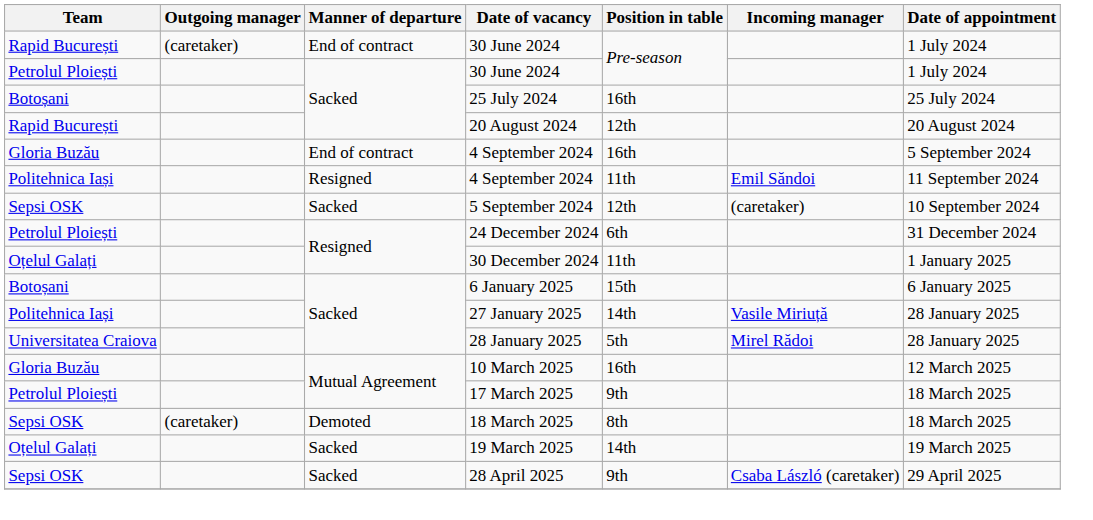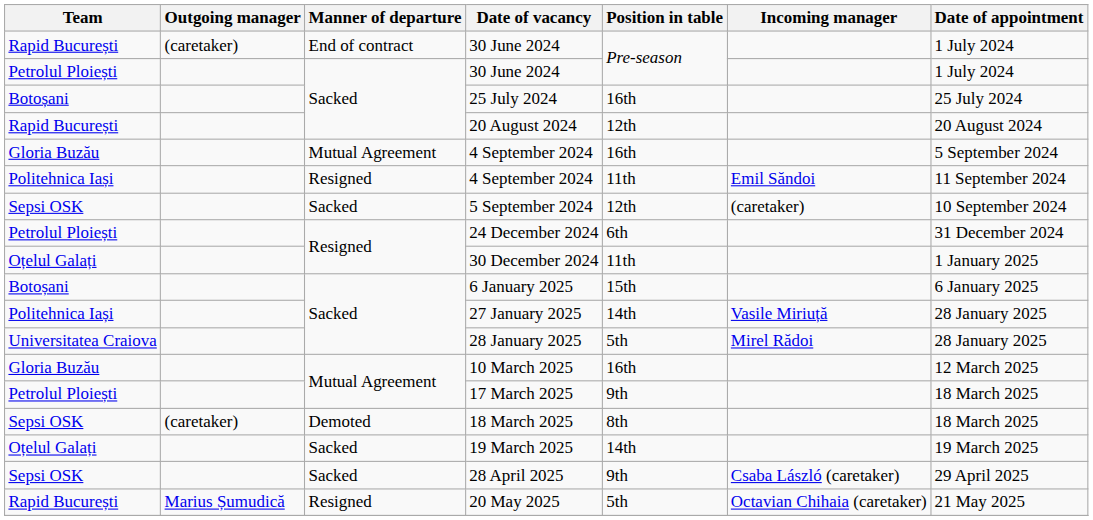(361, 152) End of contract -> (372, 152) Mutual Agreement
+ row: (63, 502)
